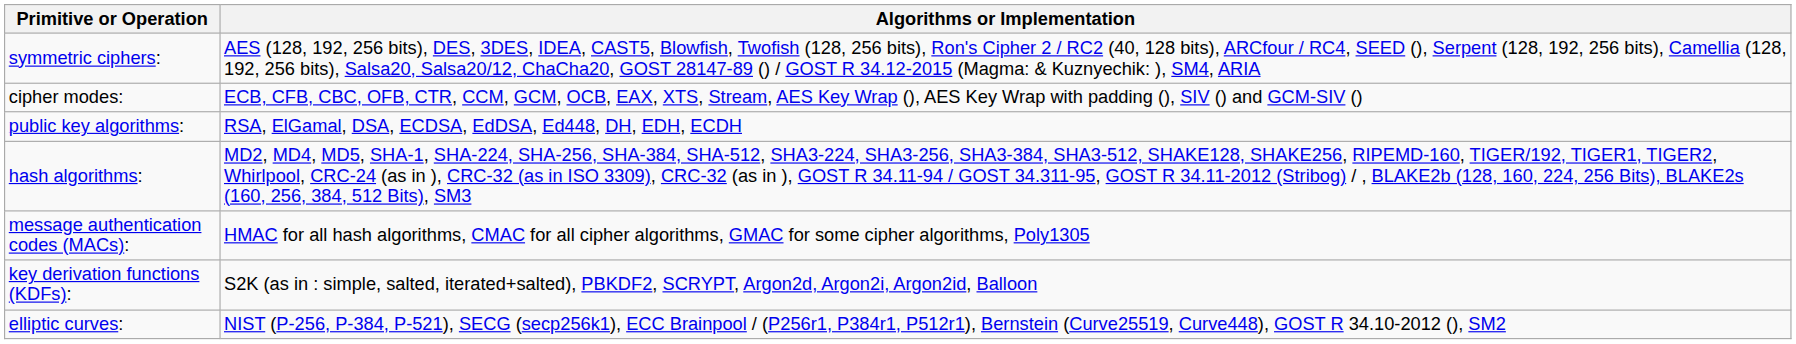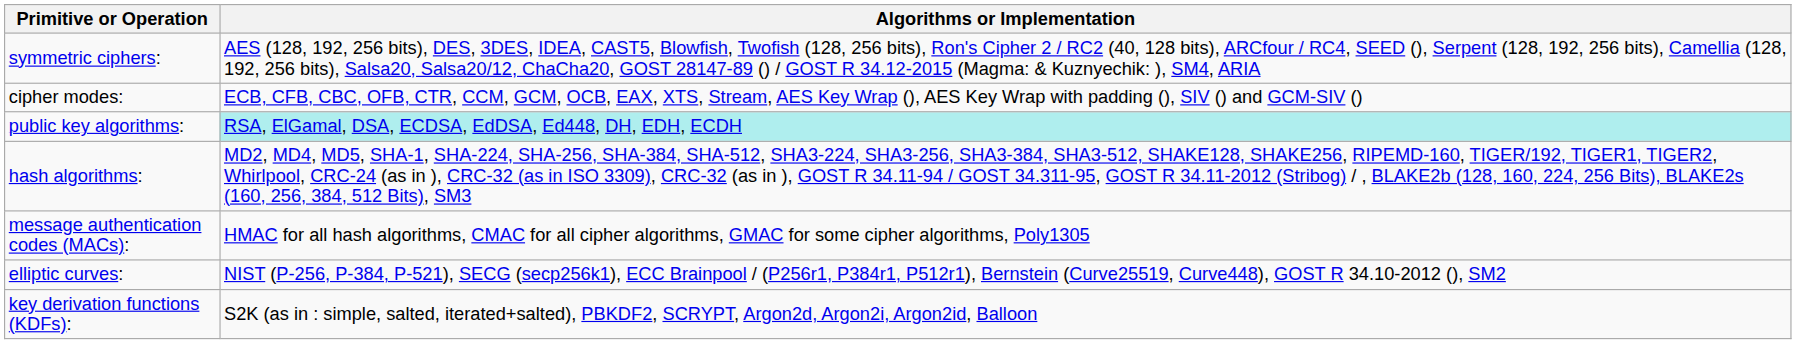(483, 126) no background -> (483, 126) paleturquoise background
rows swapped: (104, 284) <-> (66, 324)
